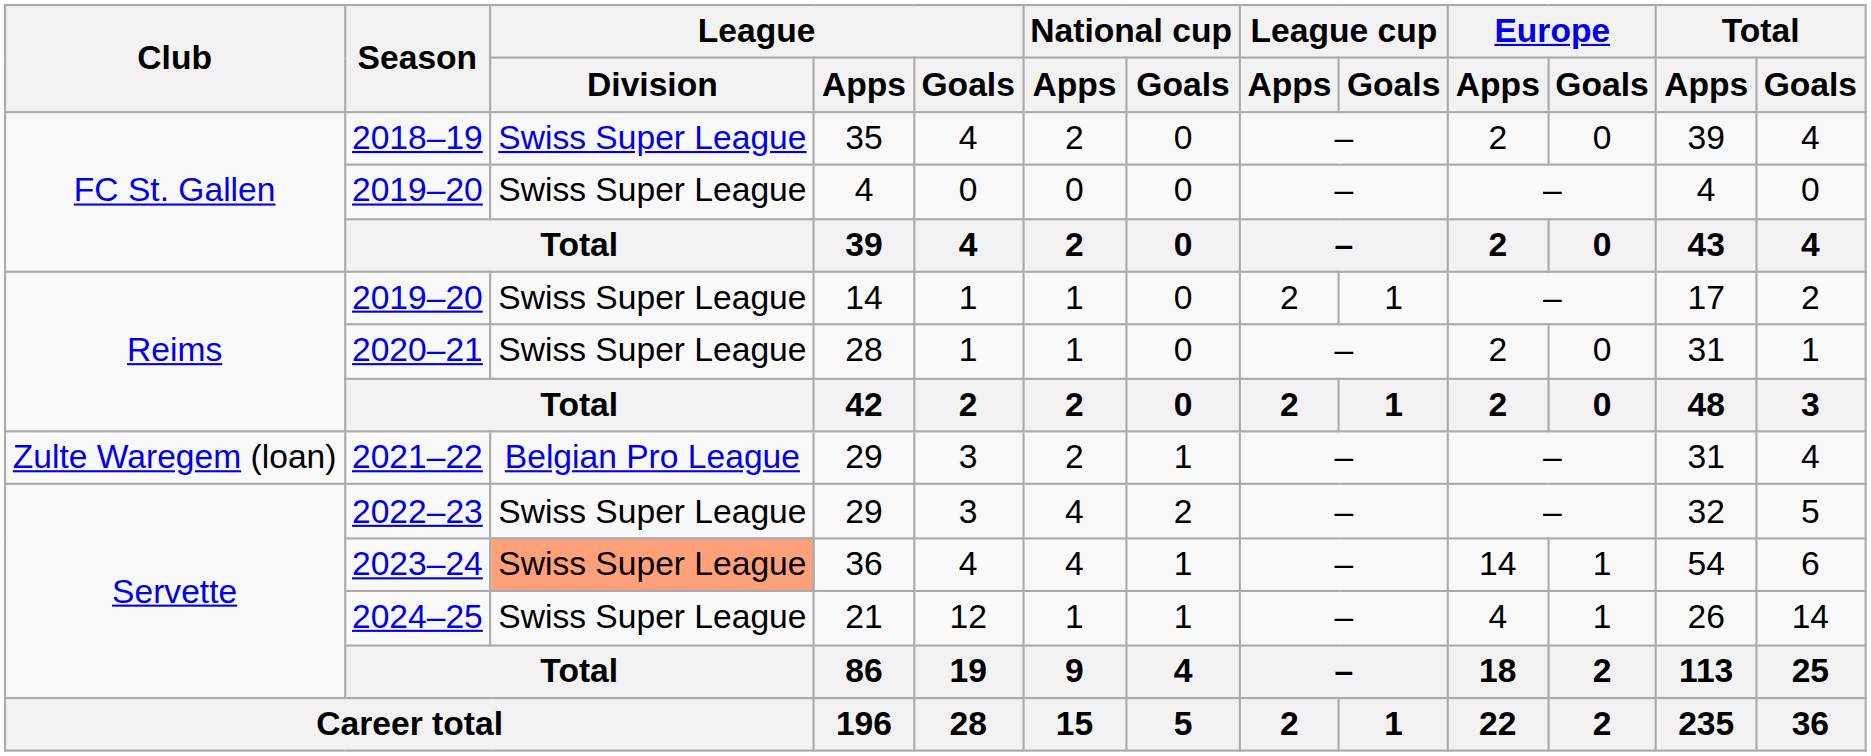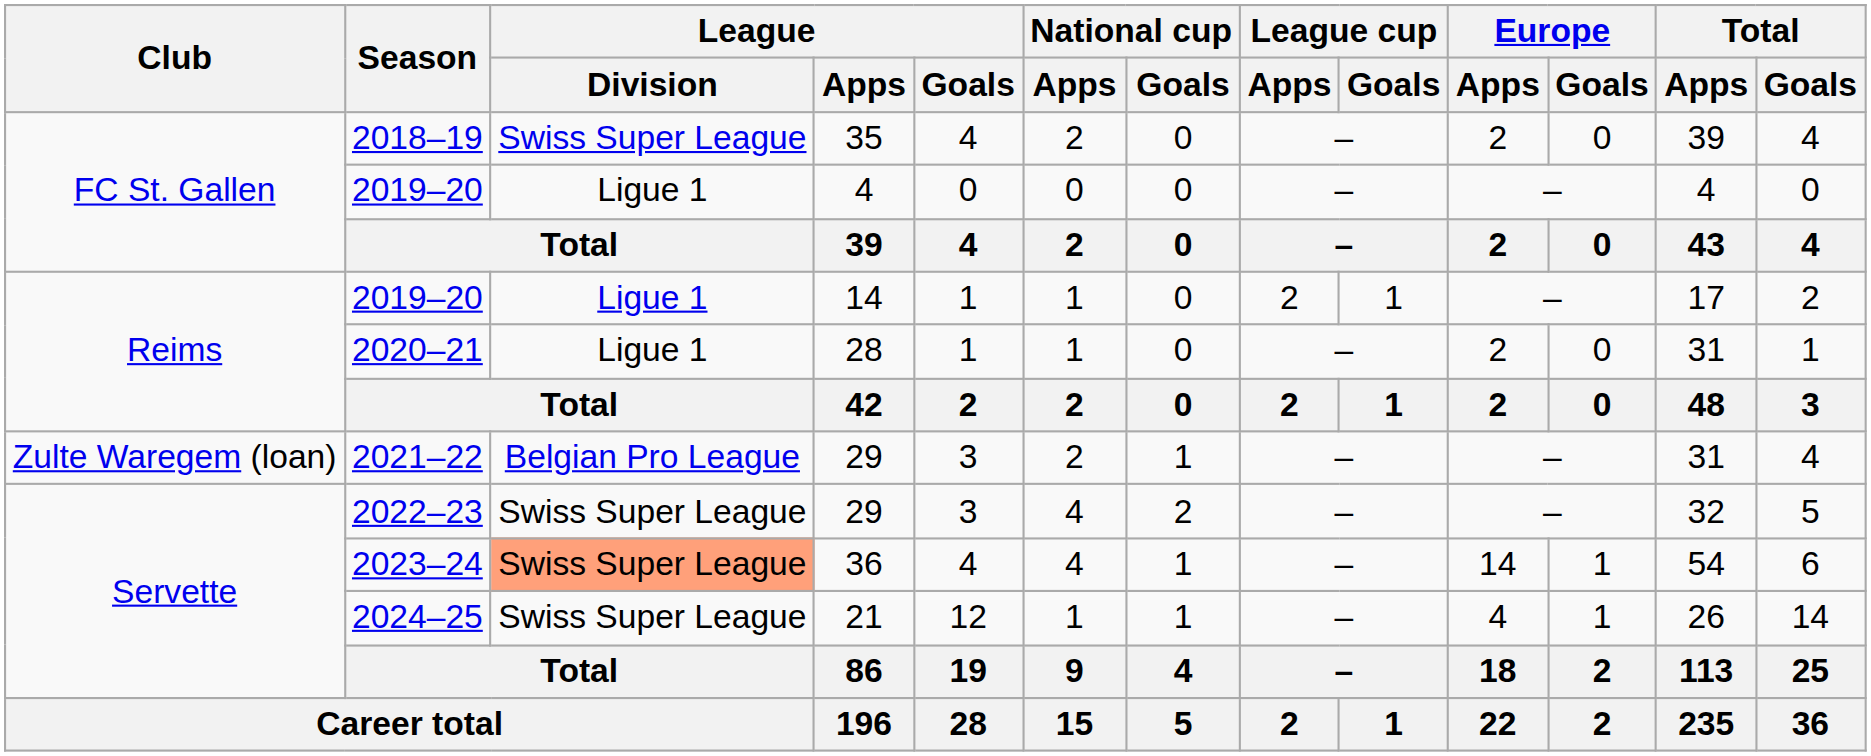(652, 191) Swiss Super League -> (652, 191) Ligue 1
(652, 297) Swiss Super League -> (652, 297) Ligue 1
(652, 350) Swiss Super League -> (652, 350) Ligue 1
